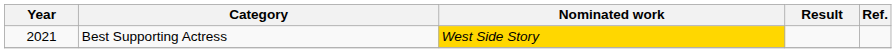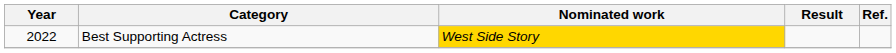(42, 36) 2021 -> (42, 36) 2022
